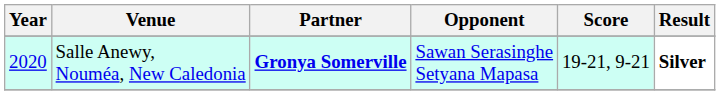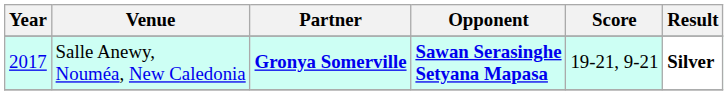(28, 62) 2020 -> (28, 62) 2017
(484, 62) normal -> (488, 62) bold
